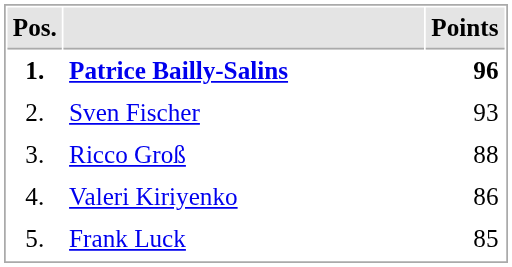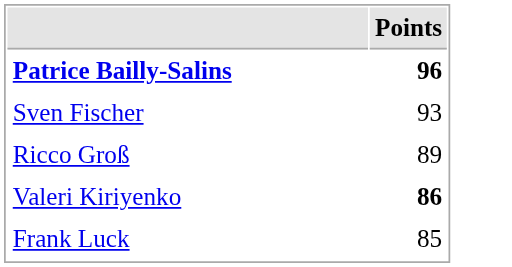- column: (35, 27)
(486, 154) 88 -> (430, 154) 89
(486, 196) normal -> (430, 196) bold
